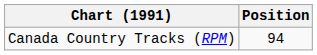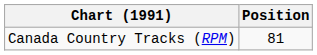(276, 39) 94 -> (276, 39) 81
